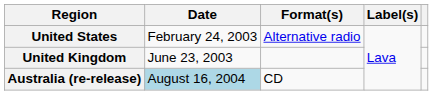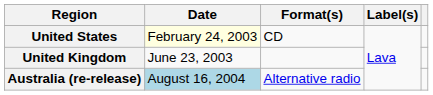(202, 36) no background -> (202, 36) lightyellow background
(312, 36) Alternative radio -> (273, 36) CD
(273, 79) CD -> (312, 79) Alternative radio
